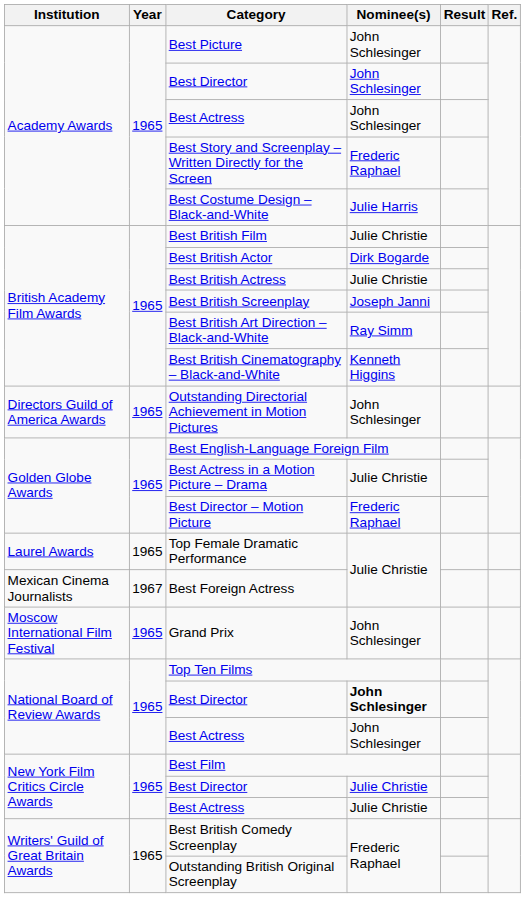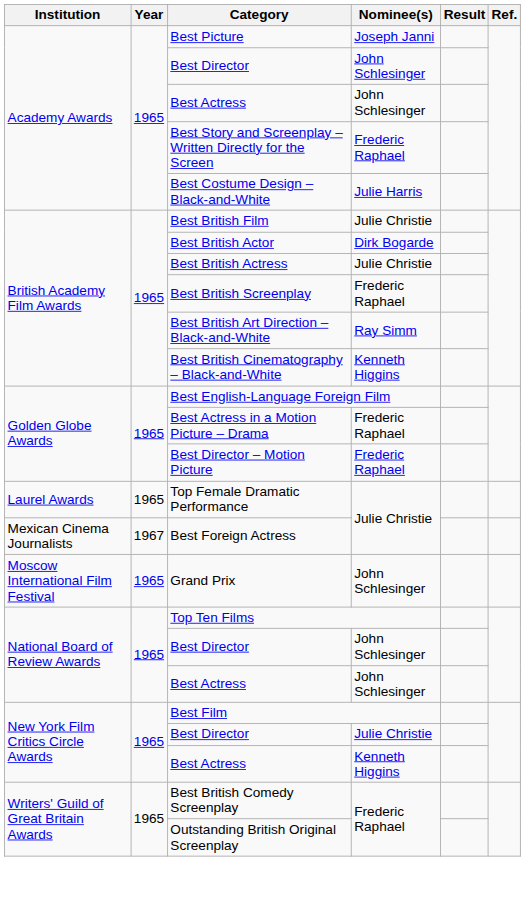(385, 44) John Schlesinger -> (394, 36) Joseph Janni
(390, 301) Joseph Janni -> (380, 293) Frederic Raphael
- row: (60, 411)
(389, 477) Julie Christie -> (380, 425) Frederic Raphael
(388, 699) bold -> (390, 646) normal
(389, 808) Julie Christie -> (380, 763) Kenneth Higgins
